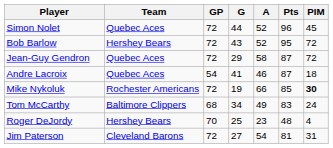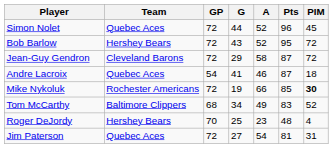(135, 58) Quebec Aces -> (145, 58) Cleveland Barons
(311, 105) 24 -> (311, 105) 52
(145, 136) Cleveland Barons -> (135, 136) Quebec Aces
